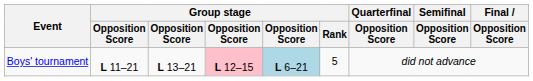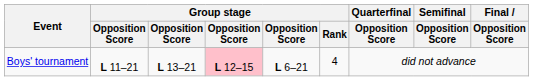(291, 68) lightblue background -> (291, 68) no background
(335, 62) 5 -> (335, 62) 4
